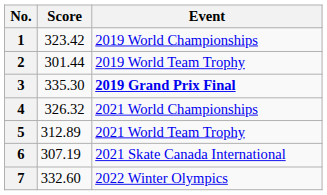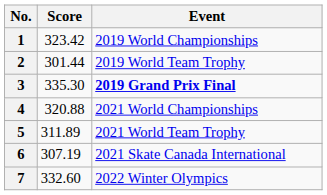(65, 108) 326.32 -> (65, 108) 320.88
(61, 132) 312.89 -> (60, 132) 311.89
